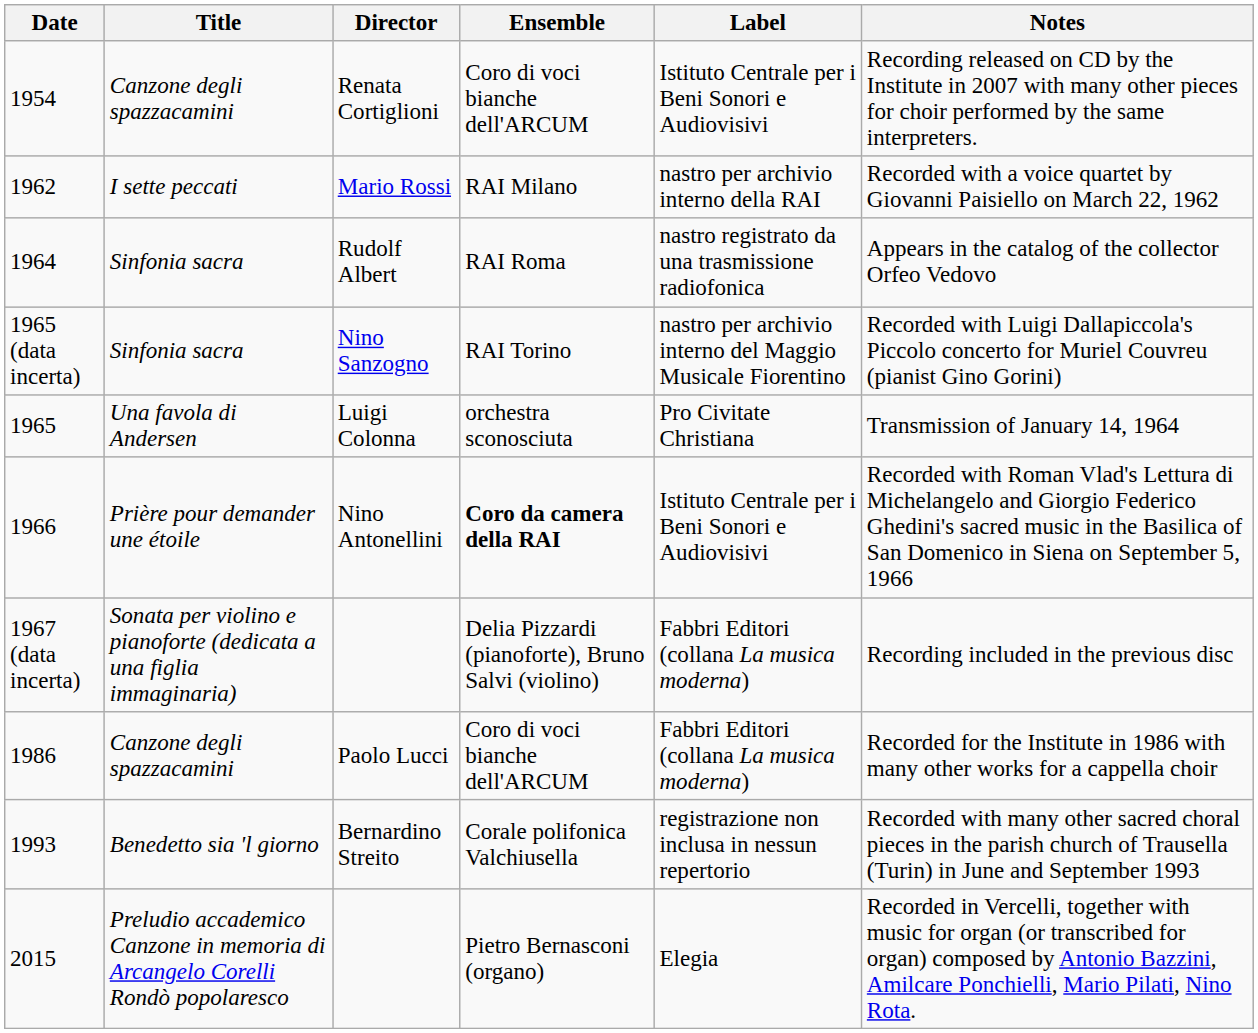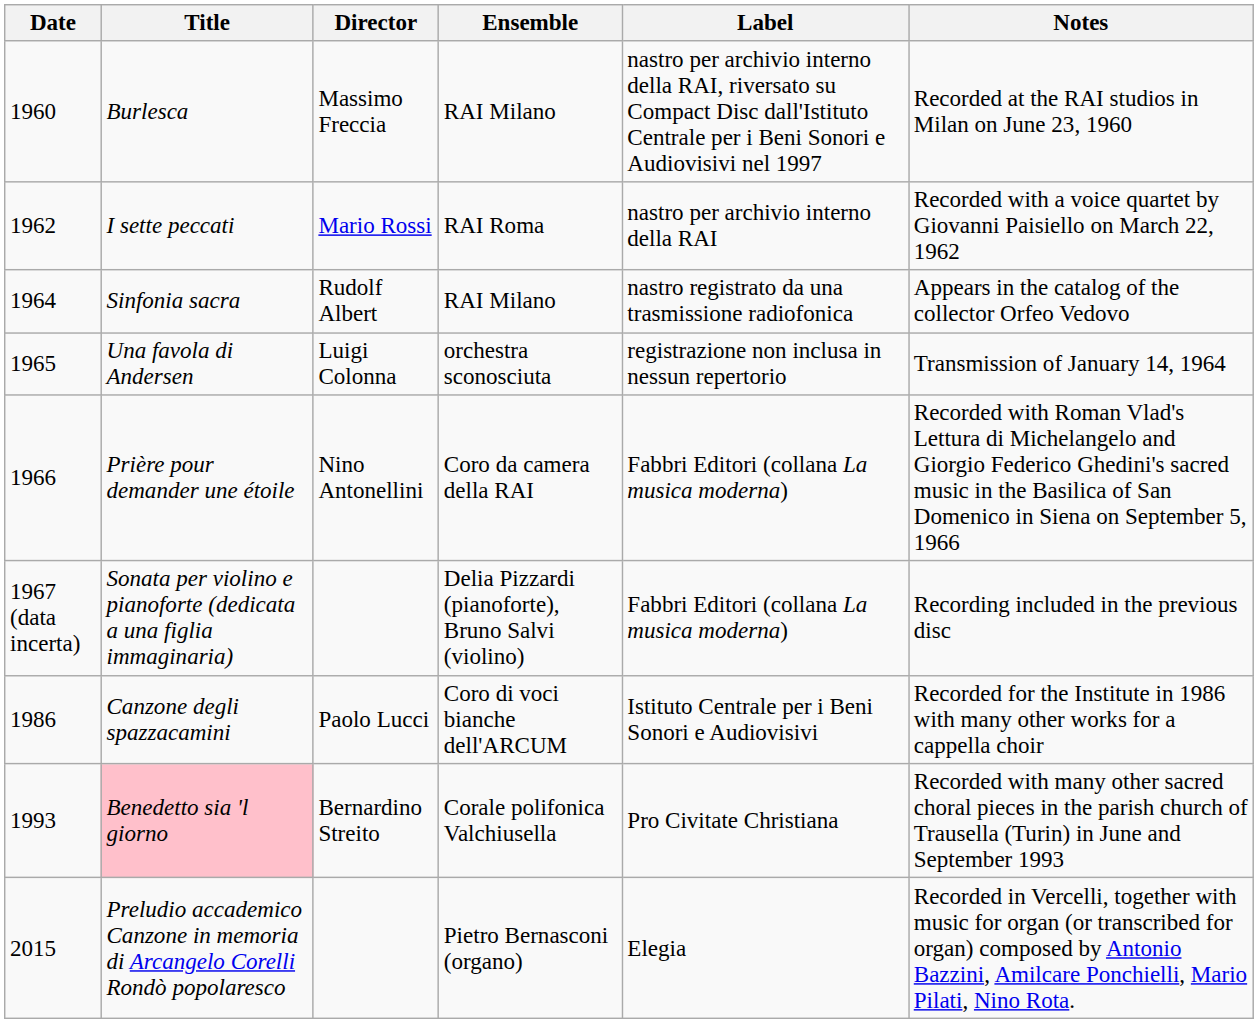- row: (33, 98)
+ row: (33, 111)
(521, 186) RAI Milano -> (494, 225) RAI Roma
(516, 261) RAI Roma -> (500, 300) RAI Milano
- row: (45, 350)
(715, 425) Pro Civitate Christiana -> (754, 363) registrazione non inclusa in nessun repertorio
(544, 527) bold -> (517, 477) normal
(758, 527) Istituto Centrale per i Beni Sonori e Audiovisivi -> (747, 477) Fabbri Editori (collana La musica moderna)
(747, 755) Fabbri Editori (collana La musica moderna) -> (750, 719) Istituto Centrale per i Beni Sonori e Audiovisivi
(214, 844) no background -> (177, 820) pink background
(739, 844) registrazione non inclusa in nessun repertorio -> (733, 820) Pro Civitate Christiana
